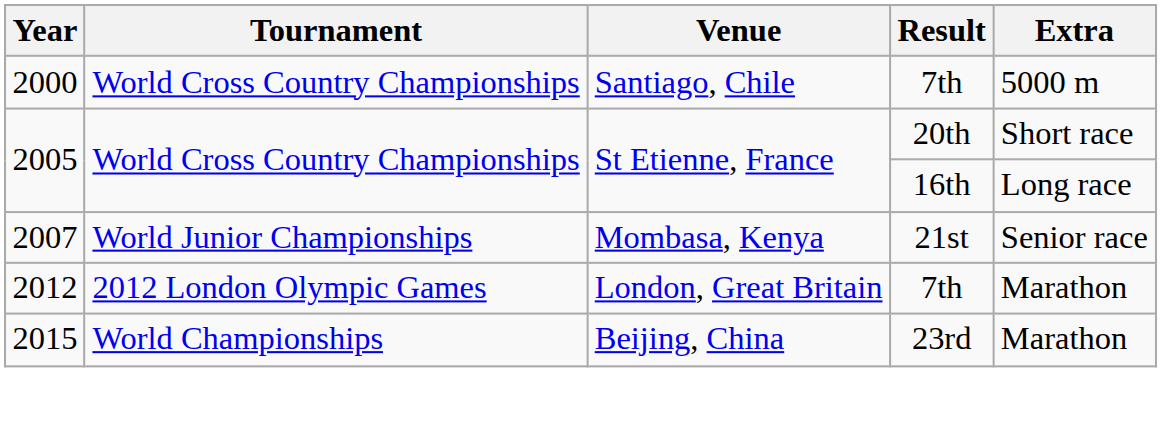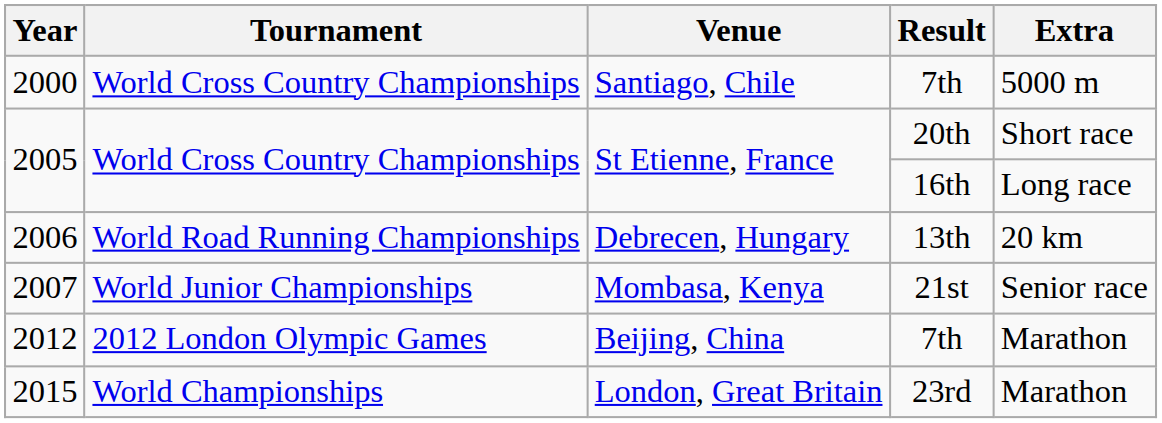+ row: (45, 236)
(739, 287) London, Great Britain -> (689, 339) Beijing, China
(689, 339) Beijing, China -> (739, 390) London, Great Britain
